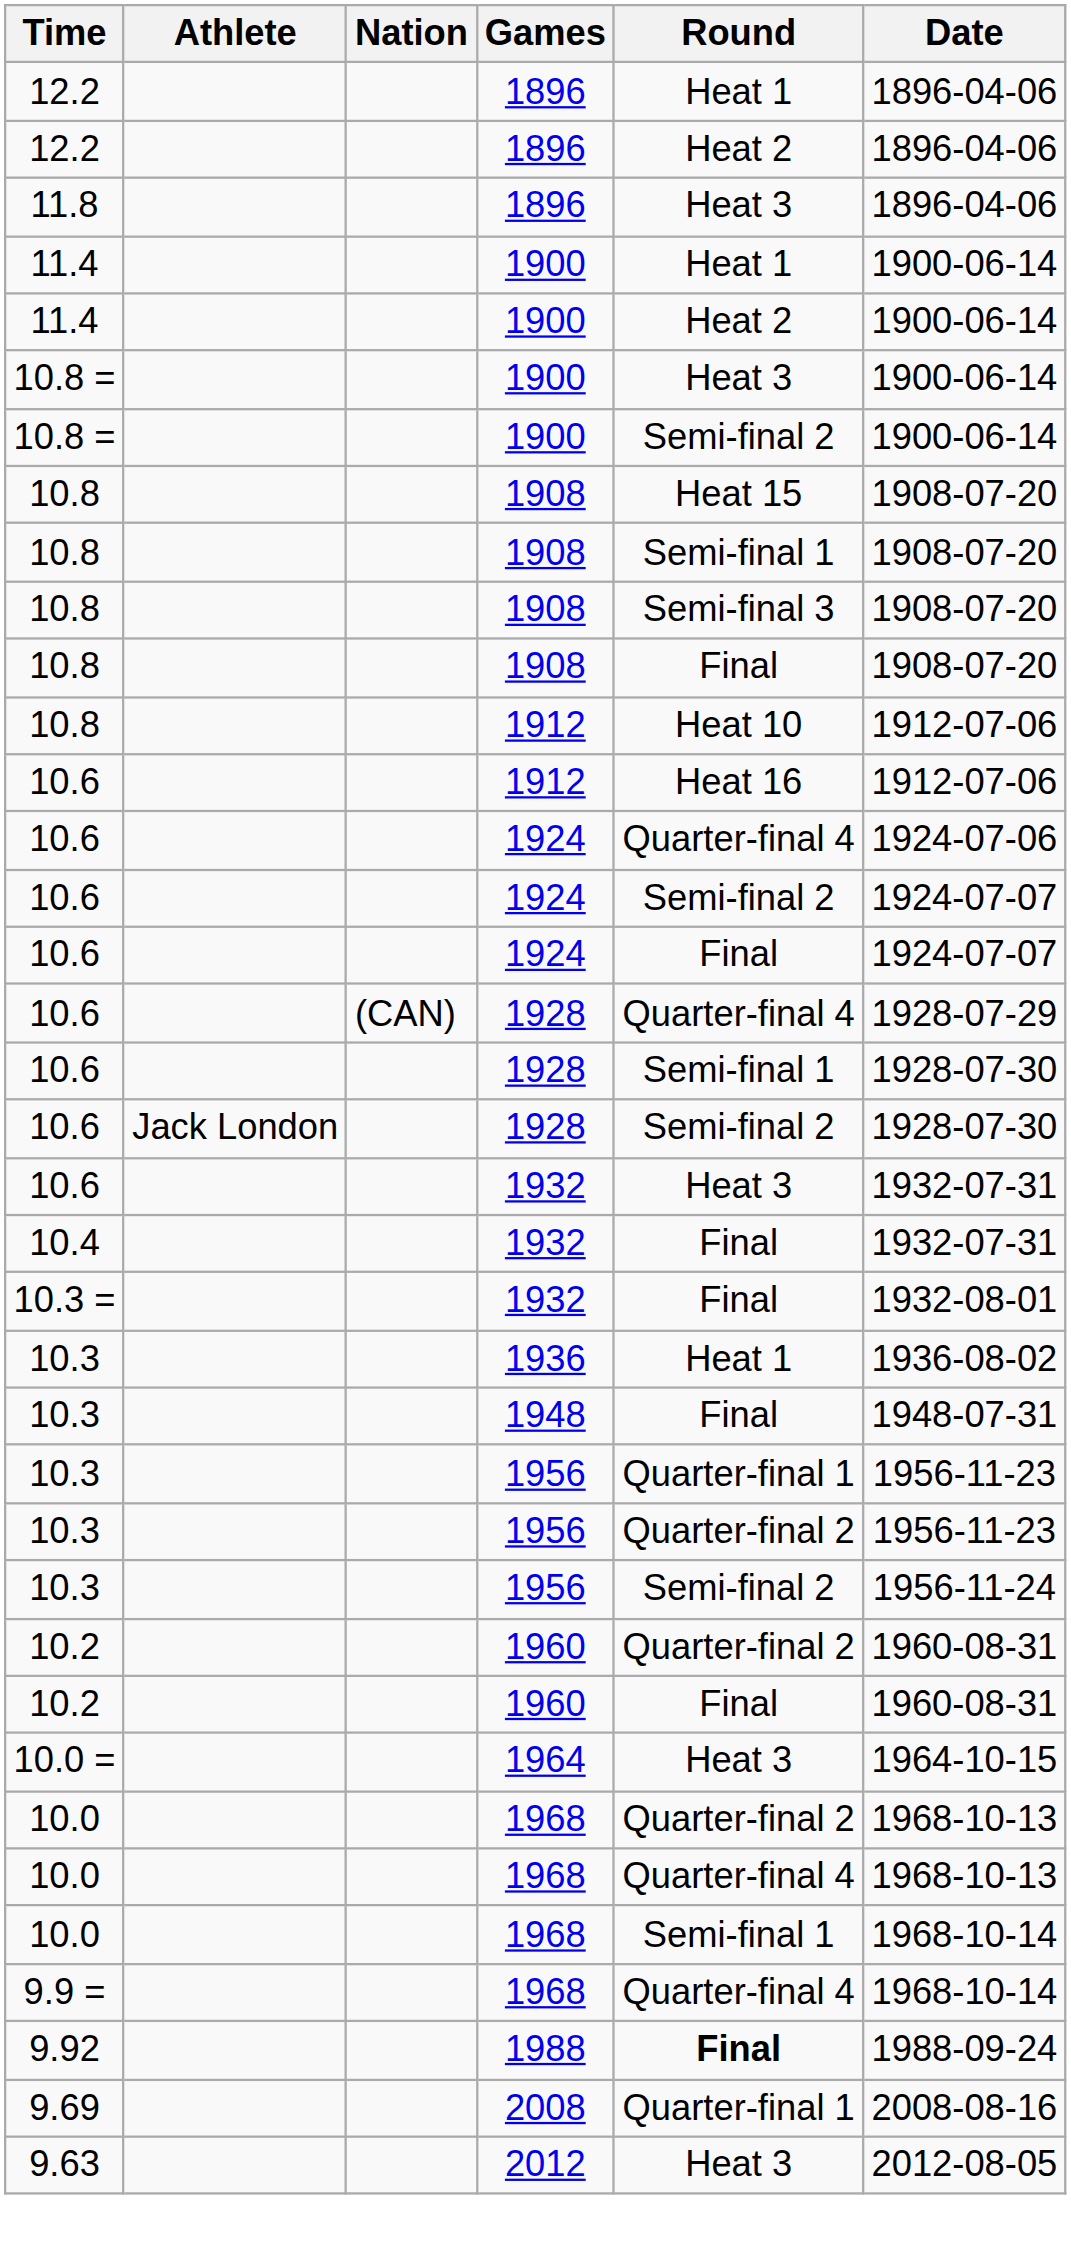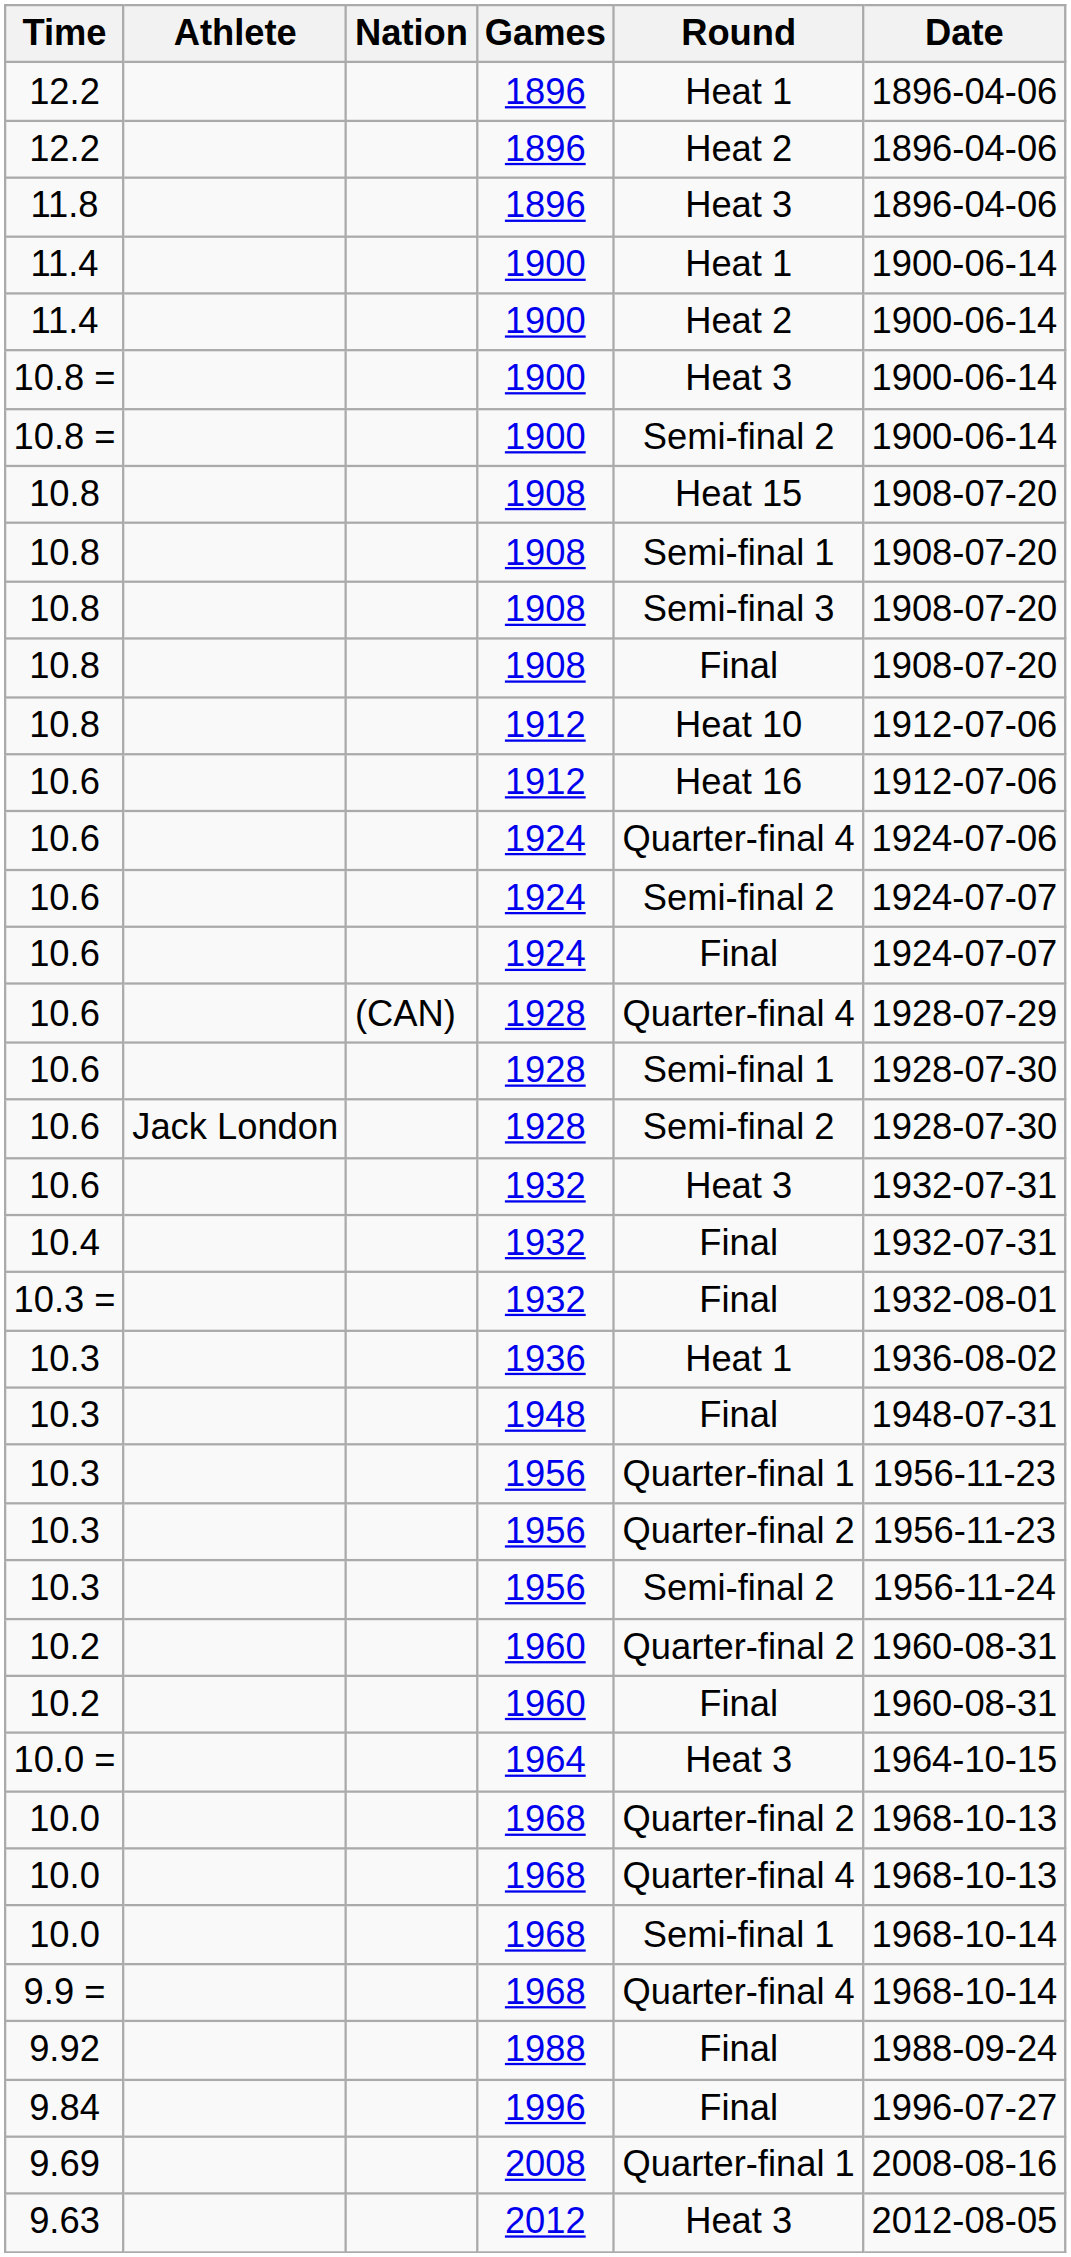(739, 2049) bold -> (739, 2049) normal
+ row: (64, 2106)
